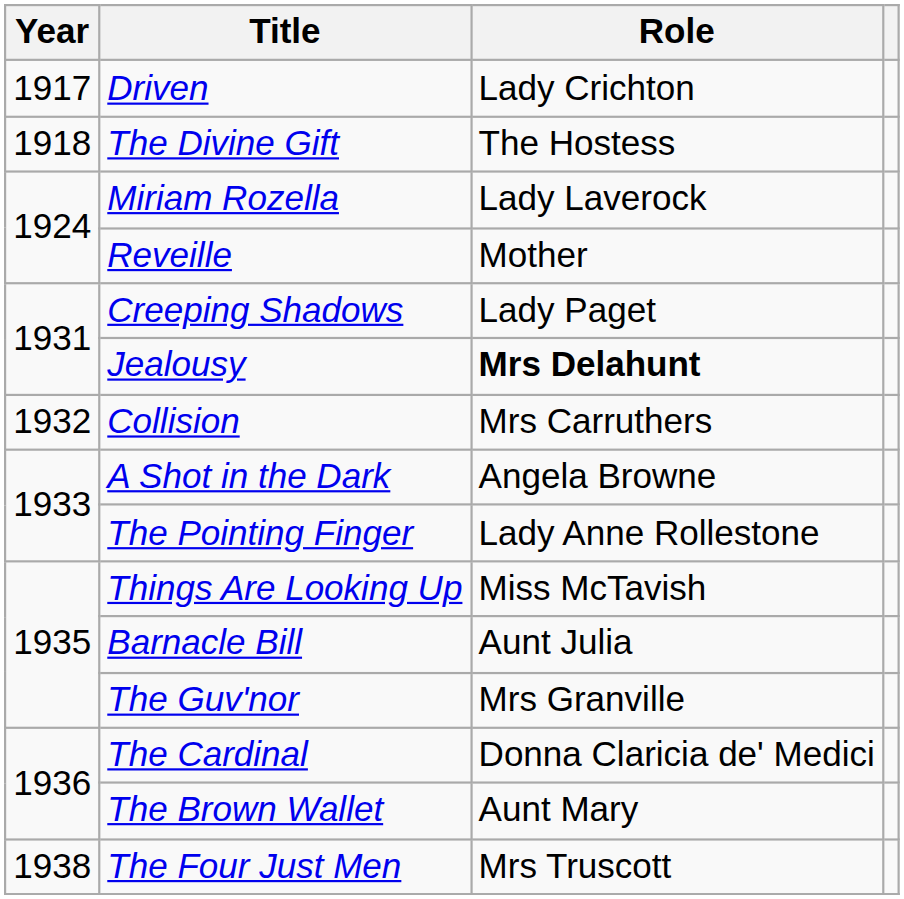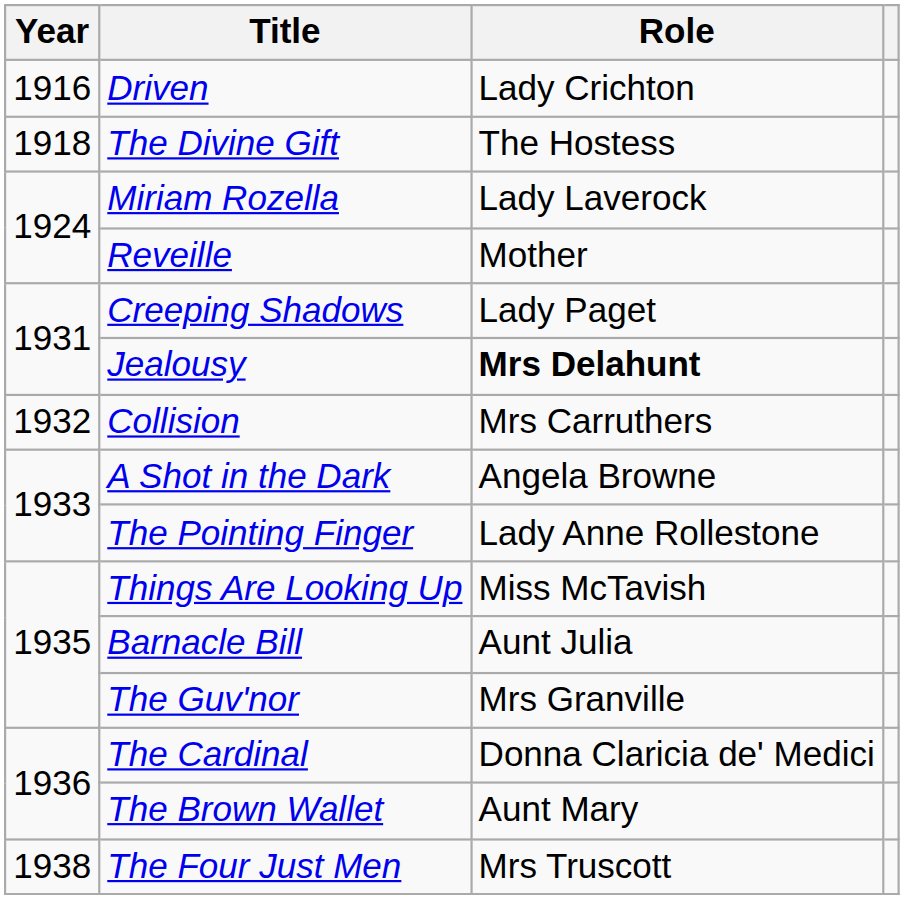(52, 87) 1917 -> (52, 87) 1916
